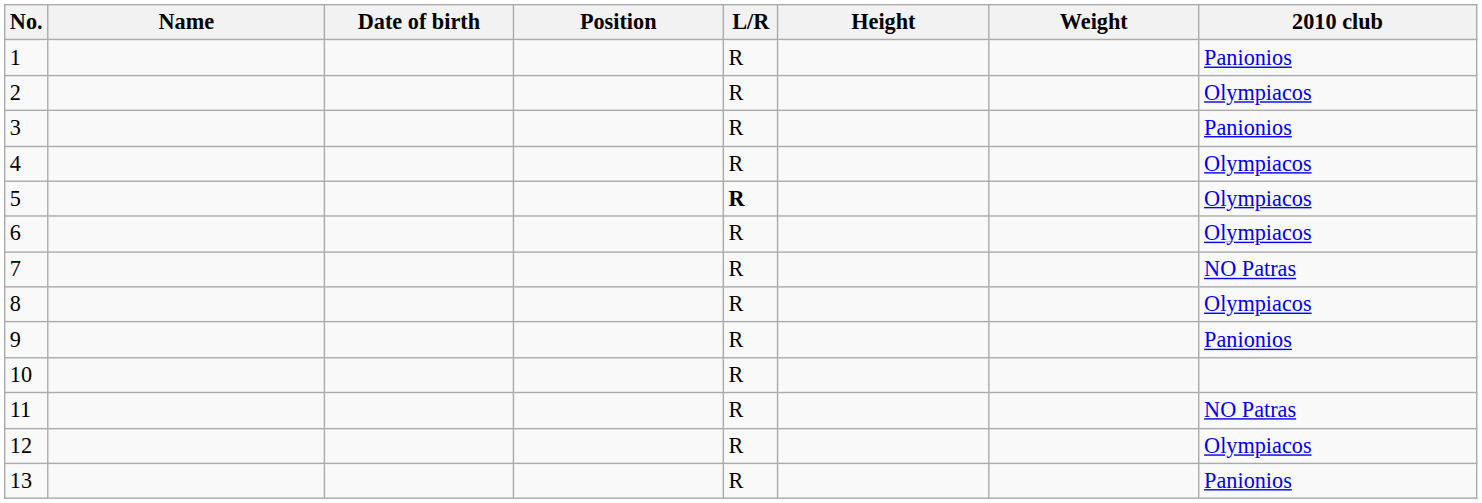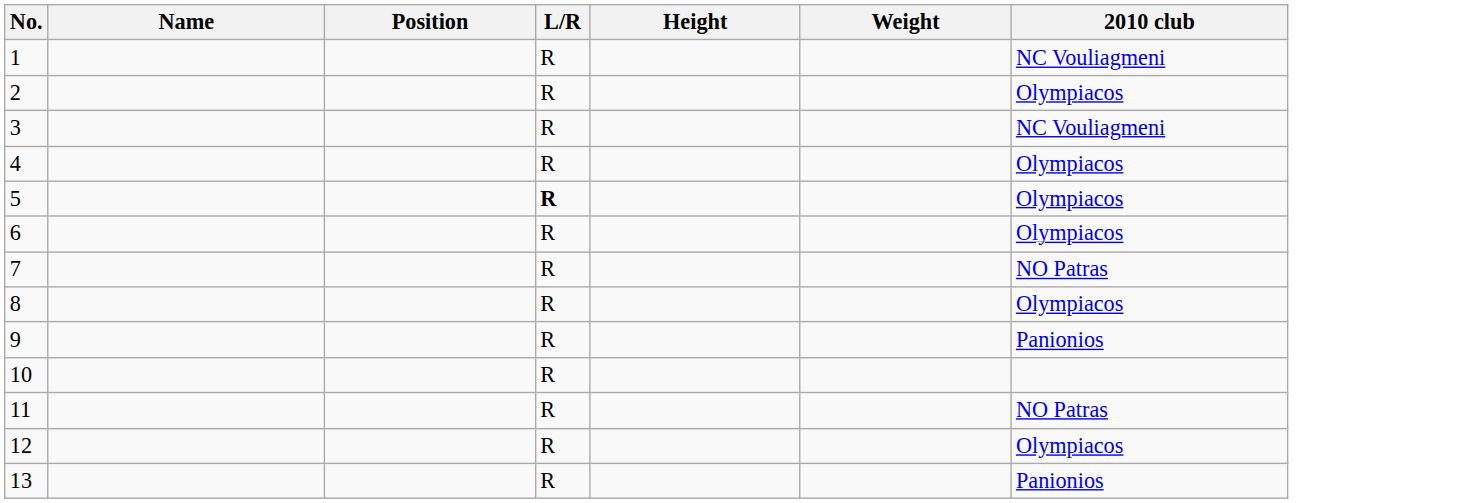- column: (419, 22)
(1248, 57) Panionios -> (1091, 57) NC Vouliagmeni
(1248, 127) Panionios -> (1091, 127) NC Vouliagmeni
